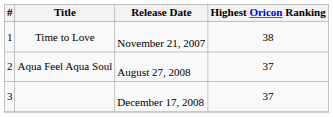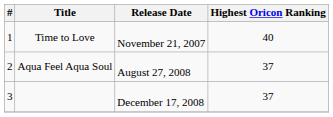(268, 36) 38 -> (268, 36) 40
